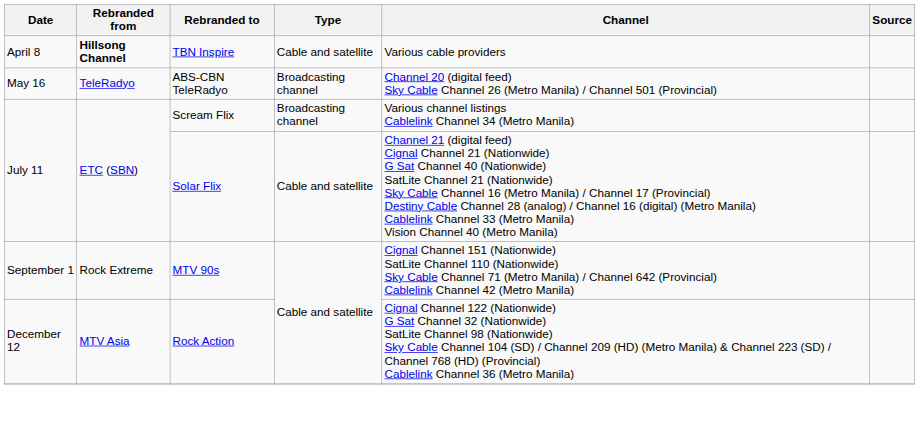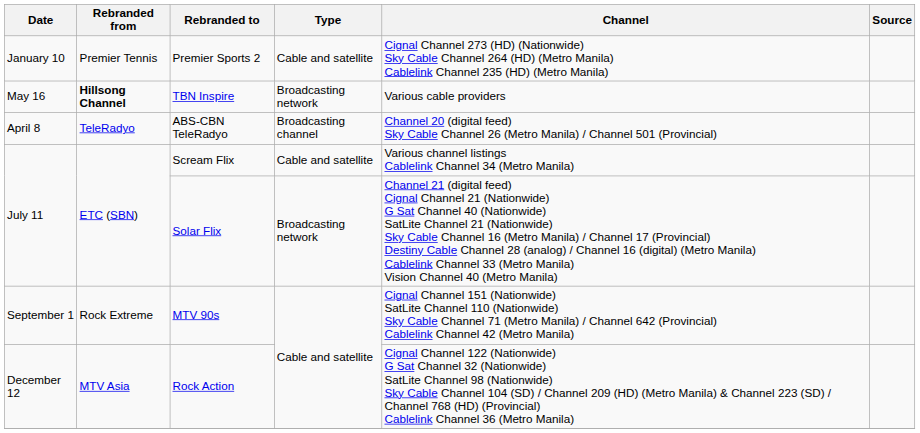+ row: (216, 58)
(24, 51) April 8 -> (26, 96) May 16
(325, 51) Cable and satellite -> (311, 96) Broadcasting network
(26, 83) May 16 -> (24, 128) April 8
(311, 115) Broadcasting channel -> (325, 160) Cable and satellite
(325, 186) Cable and satellite -> (311, 231) Broadcasting network
